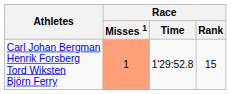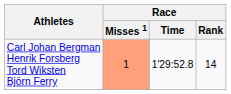(211, 65) 15 -> (211, 65) 14
